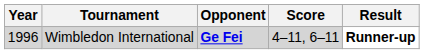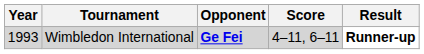(23, 38) 1996 -> (23, 38) 1993
